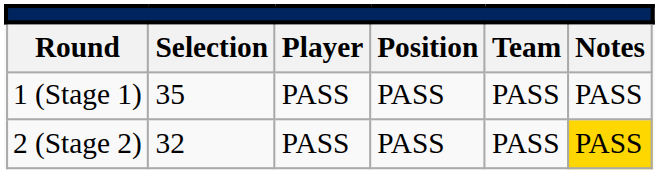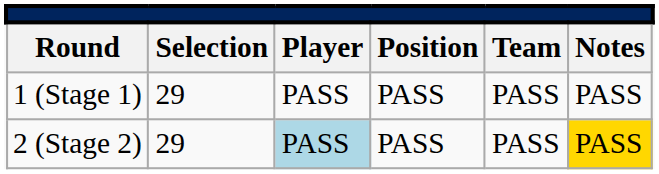(170, 95) 35 -> (170, 95) 29
(170, 143) 32 -> (170, 143) 29
(316, 143) no background -> (316, 143) lightblue background
